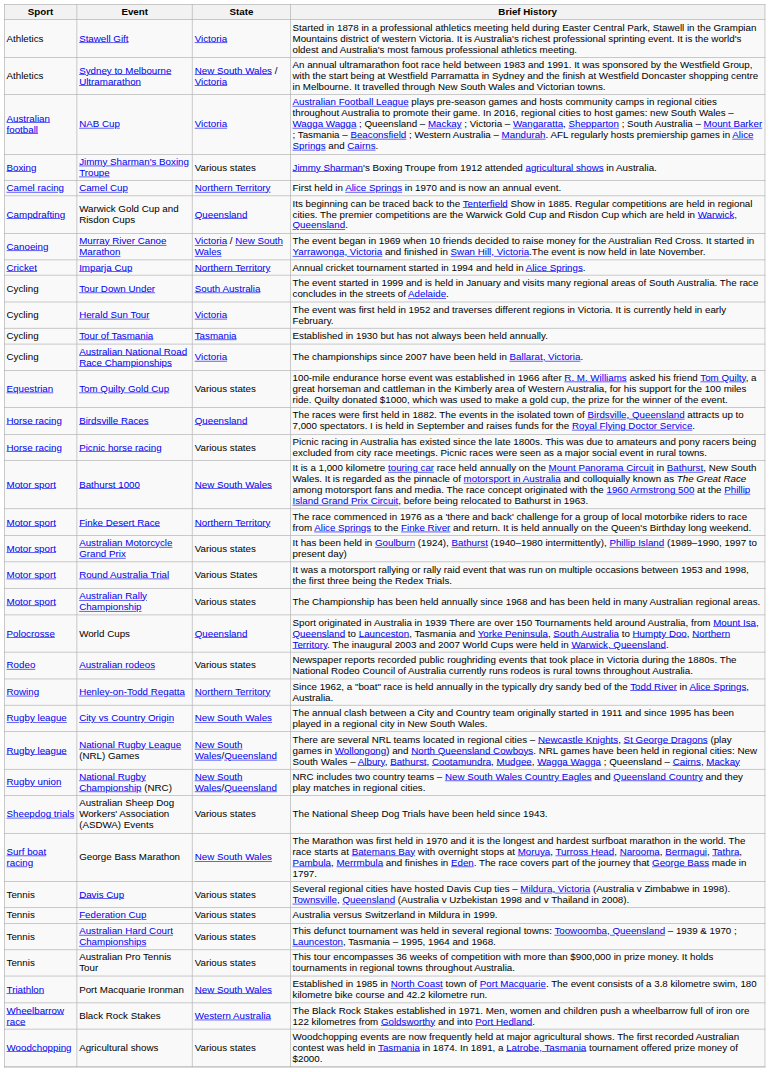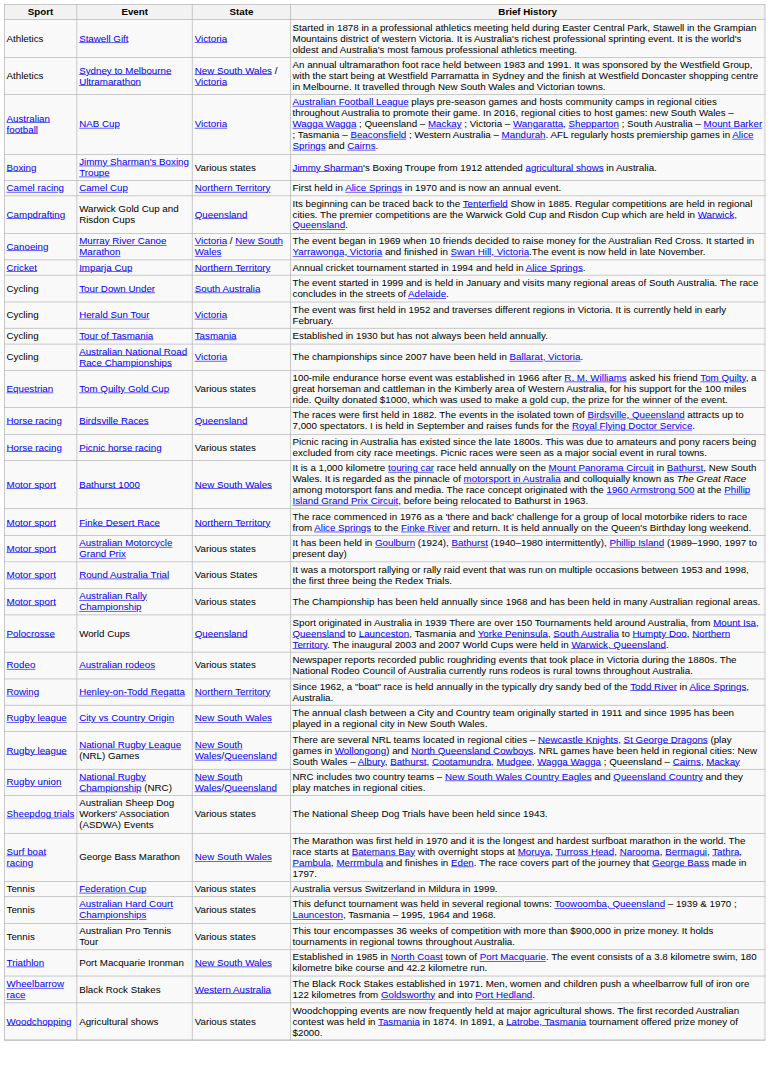- row: (102, 894)
